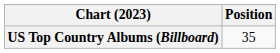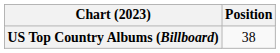(249, 37) 35 -> (249, 37) 38
